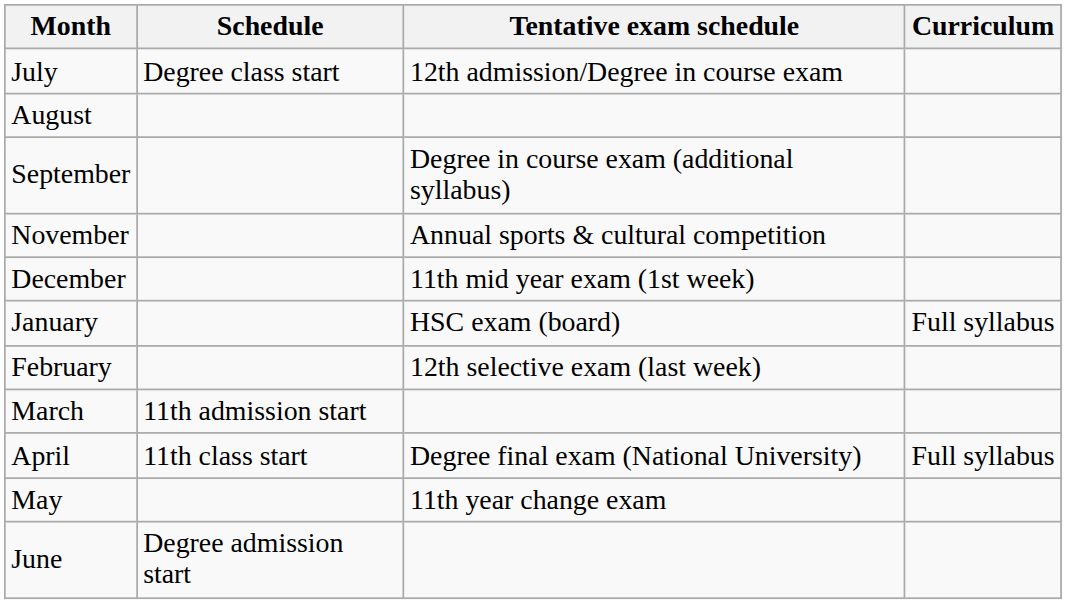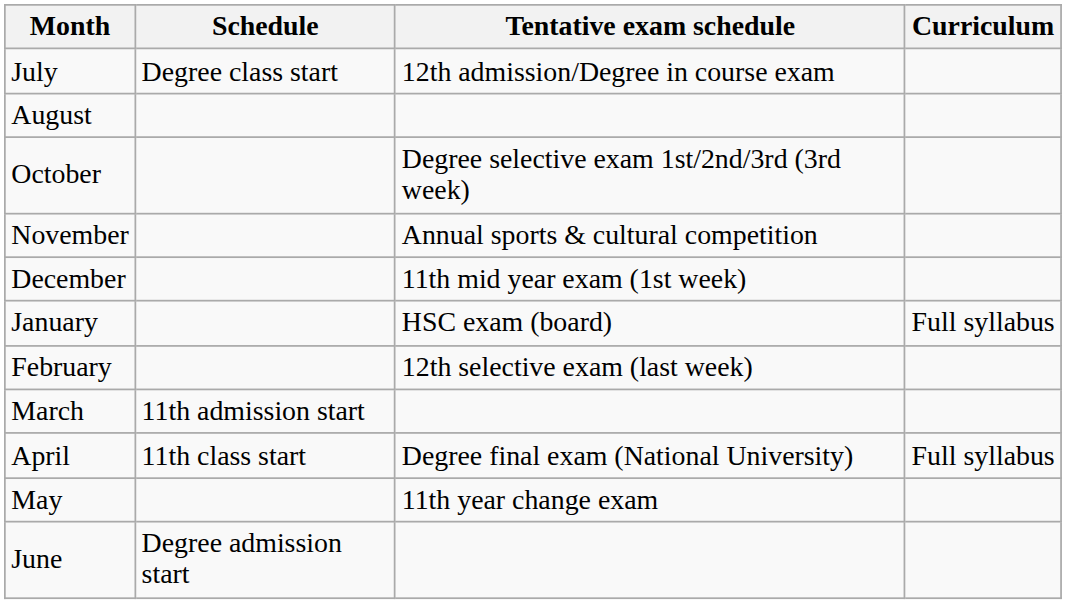- row: (71, 174)
+ row: (56, 174)
